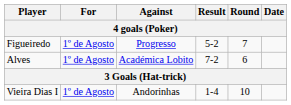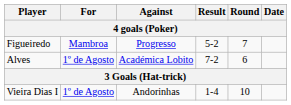(88, 44) 1º de Agosto -> (88, 44) Mambroa
